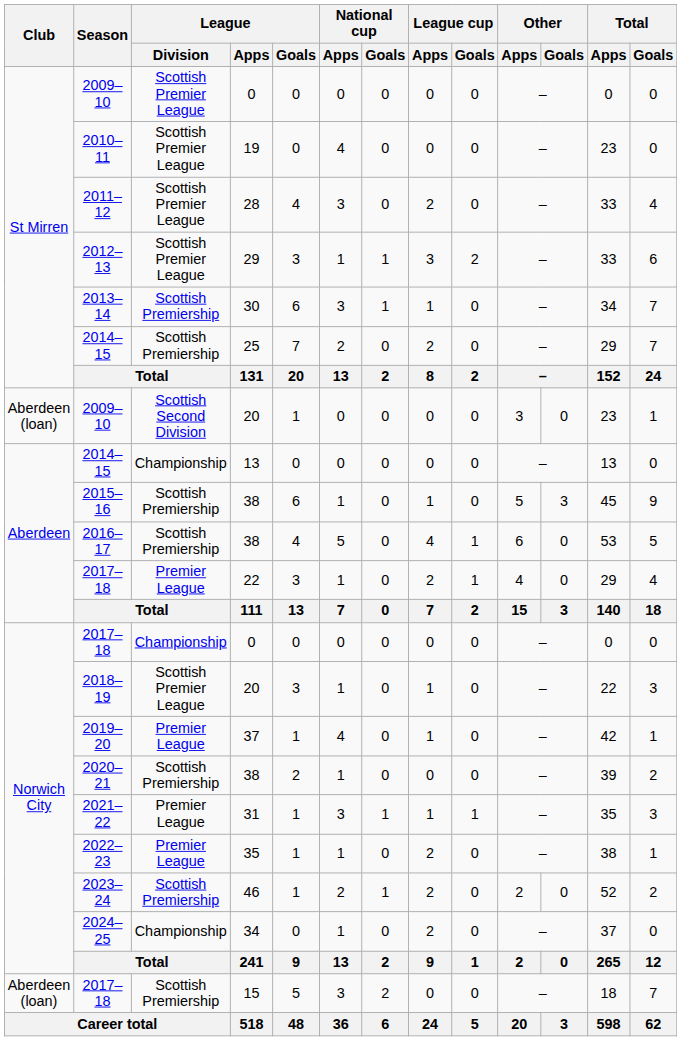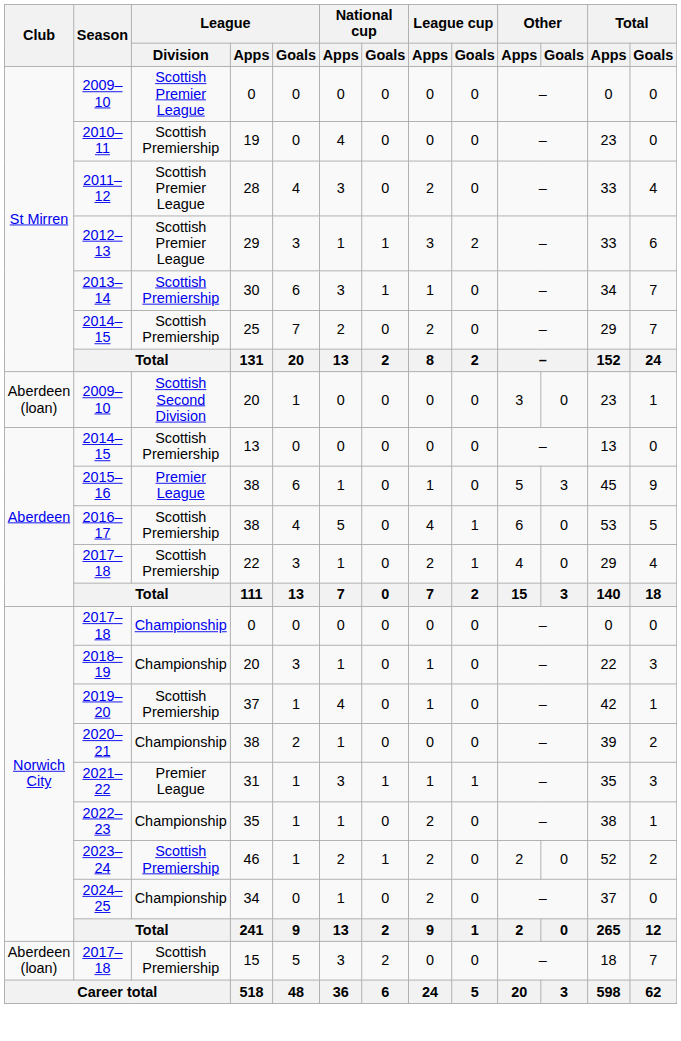(181, 149) Scottish Premier League -> (181, 141) Scottish Premiership
(181, 462) Championship -> (181, 446) Scottish Premiership
(181, 502) Scottish Premiership -> (181, 485) Premier League
(181, 580) Premier League -> (181, 563) Scottish Premiership
(181, 689) Scottish Premier League -> (181, 664) Championship
(181, 736) Premier League -> (181, 703) Scottish Premiership
(181, 775) Scottish Premiership -> (181, 742) Championship
(181, 853) Premier League -> (181, 820) Championship
